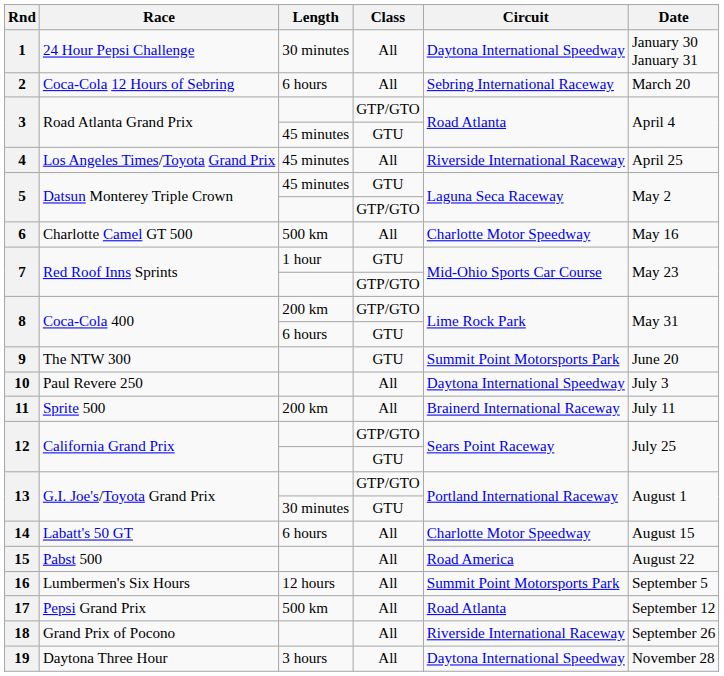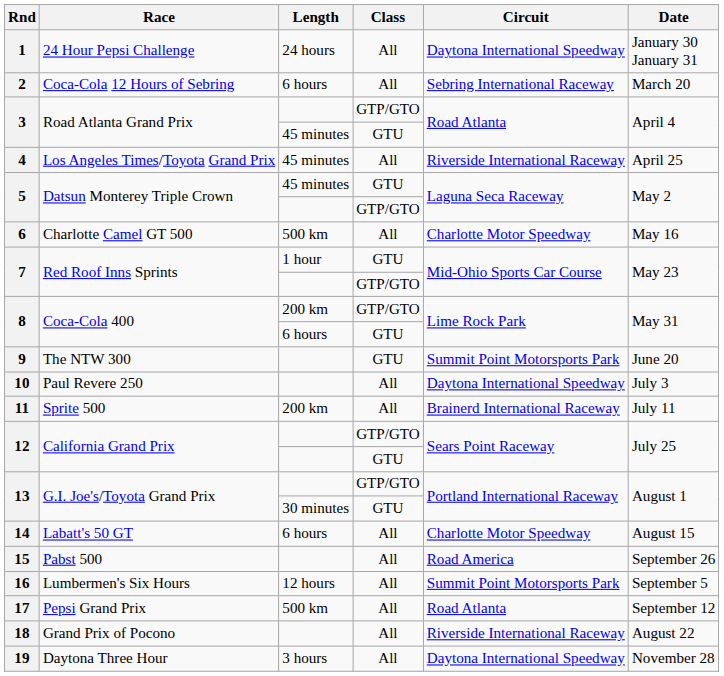(316, 51) 30 minutes -> (309, 51) 24 hours
(663, 558) August 22 -> (674, 558) September 26
(674, 633) September 26 -> (663, 633) August 22
